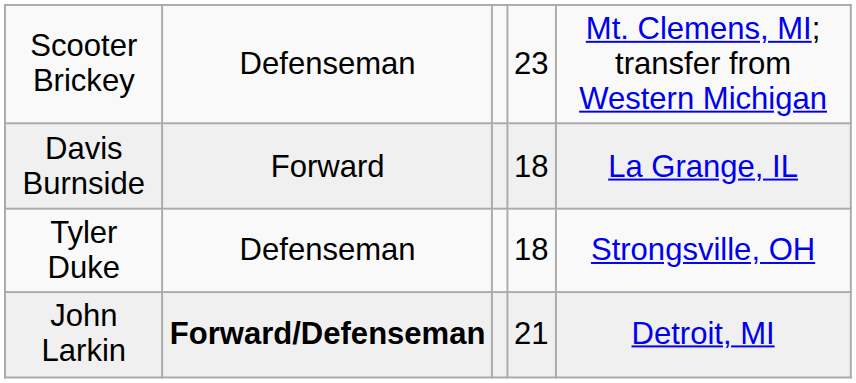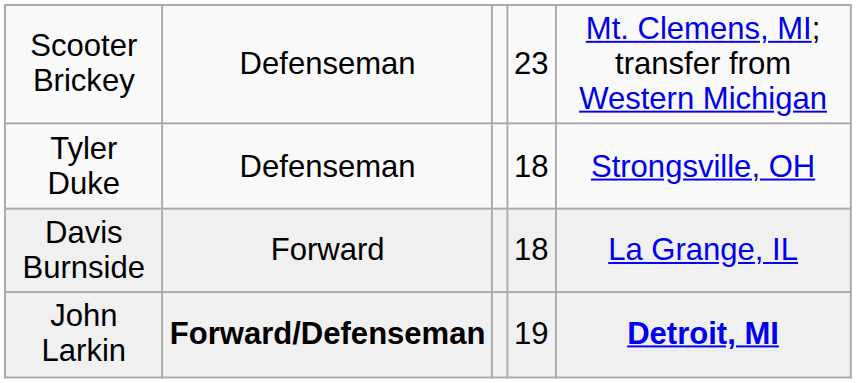rows swapped: (84, 165) <-> (84, 249)
(531, 333) 21 -> (531, 333) 19
(703, 333) normal -> (703, 333) bold
